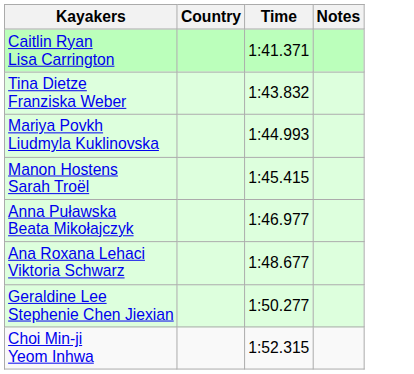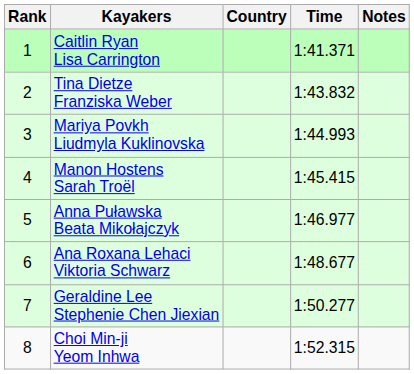+ column: (27, 16)
